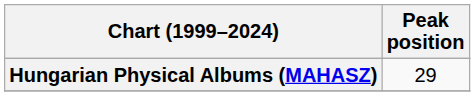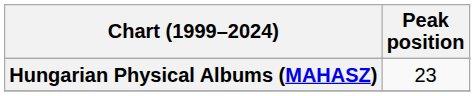(426, 74) 29 -> (426, 74) 23
